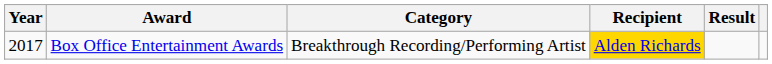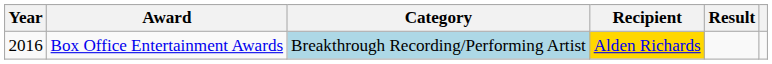(26, 45) 2017 -> (26, 45) 2016
(438, 45) no background -> (438, 45) lightblue background
